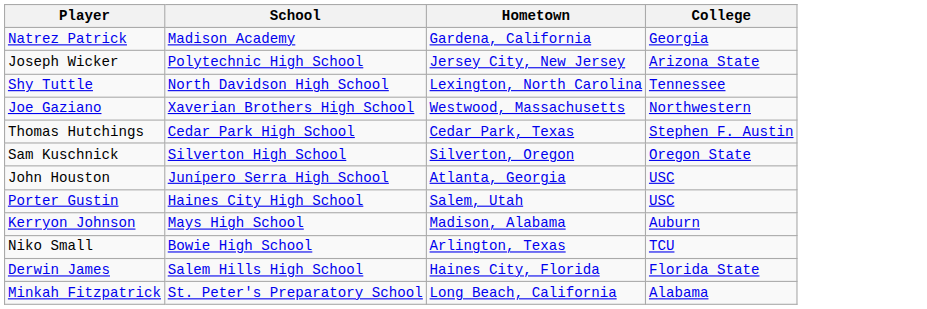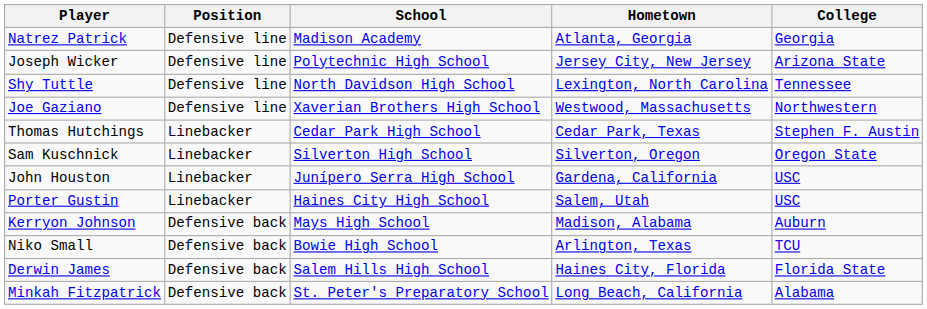+ column: (227, 16)
(510, 39) Gardena, California -> (623, 39) Atlanta, Georgia
(498, 178) Atlanta, Georgia -> (636, 178) Gardena, California
